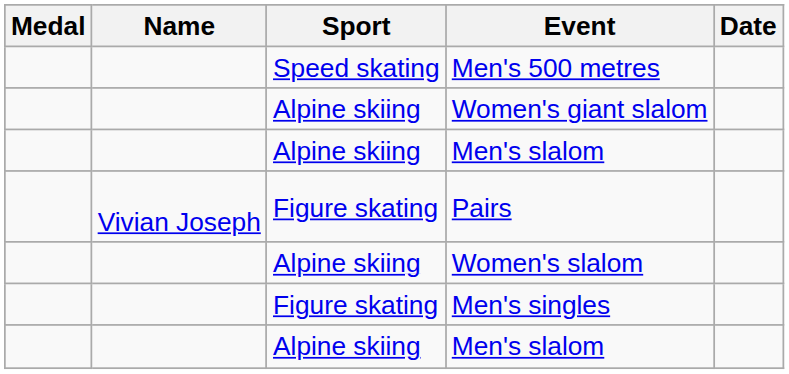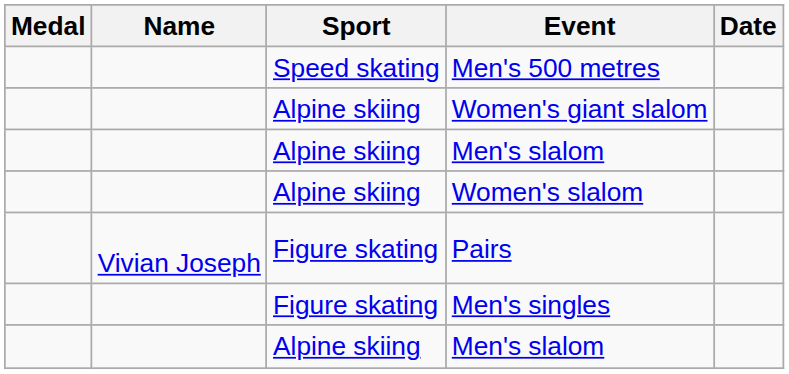rows swapped: (356, 207) <-> (347, 263)
